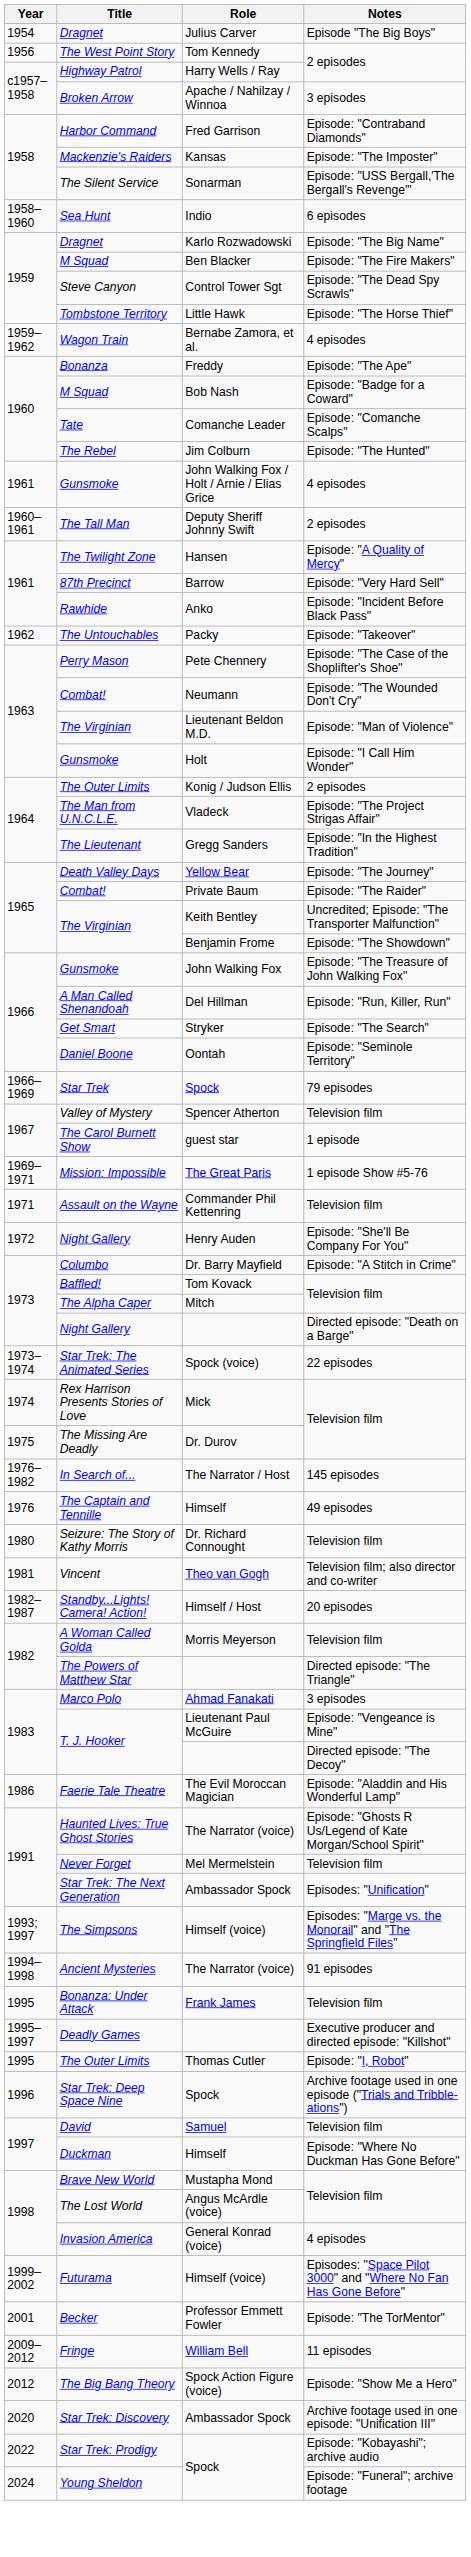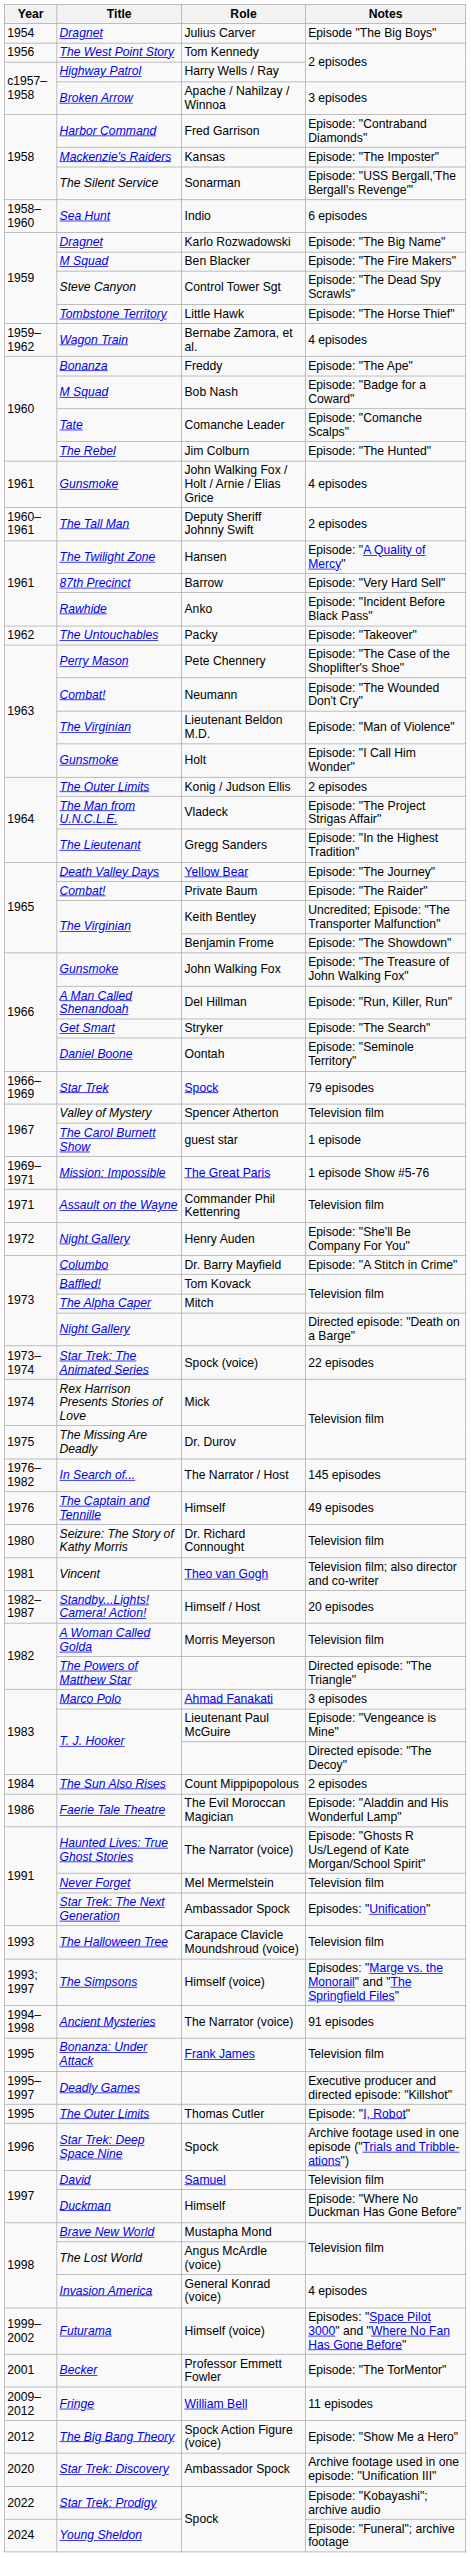+ row: (113, 1784)
+ row: (114, 1942)
